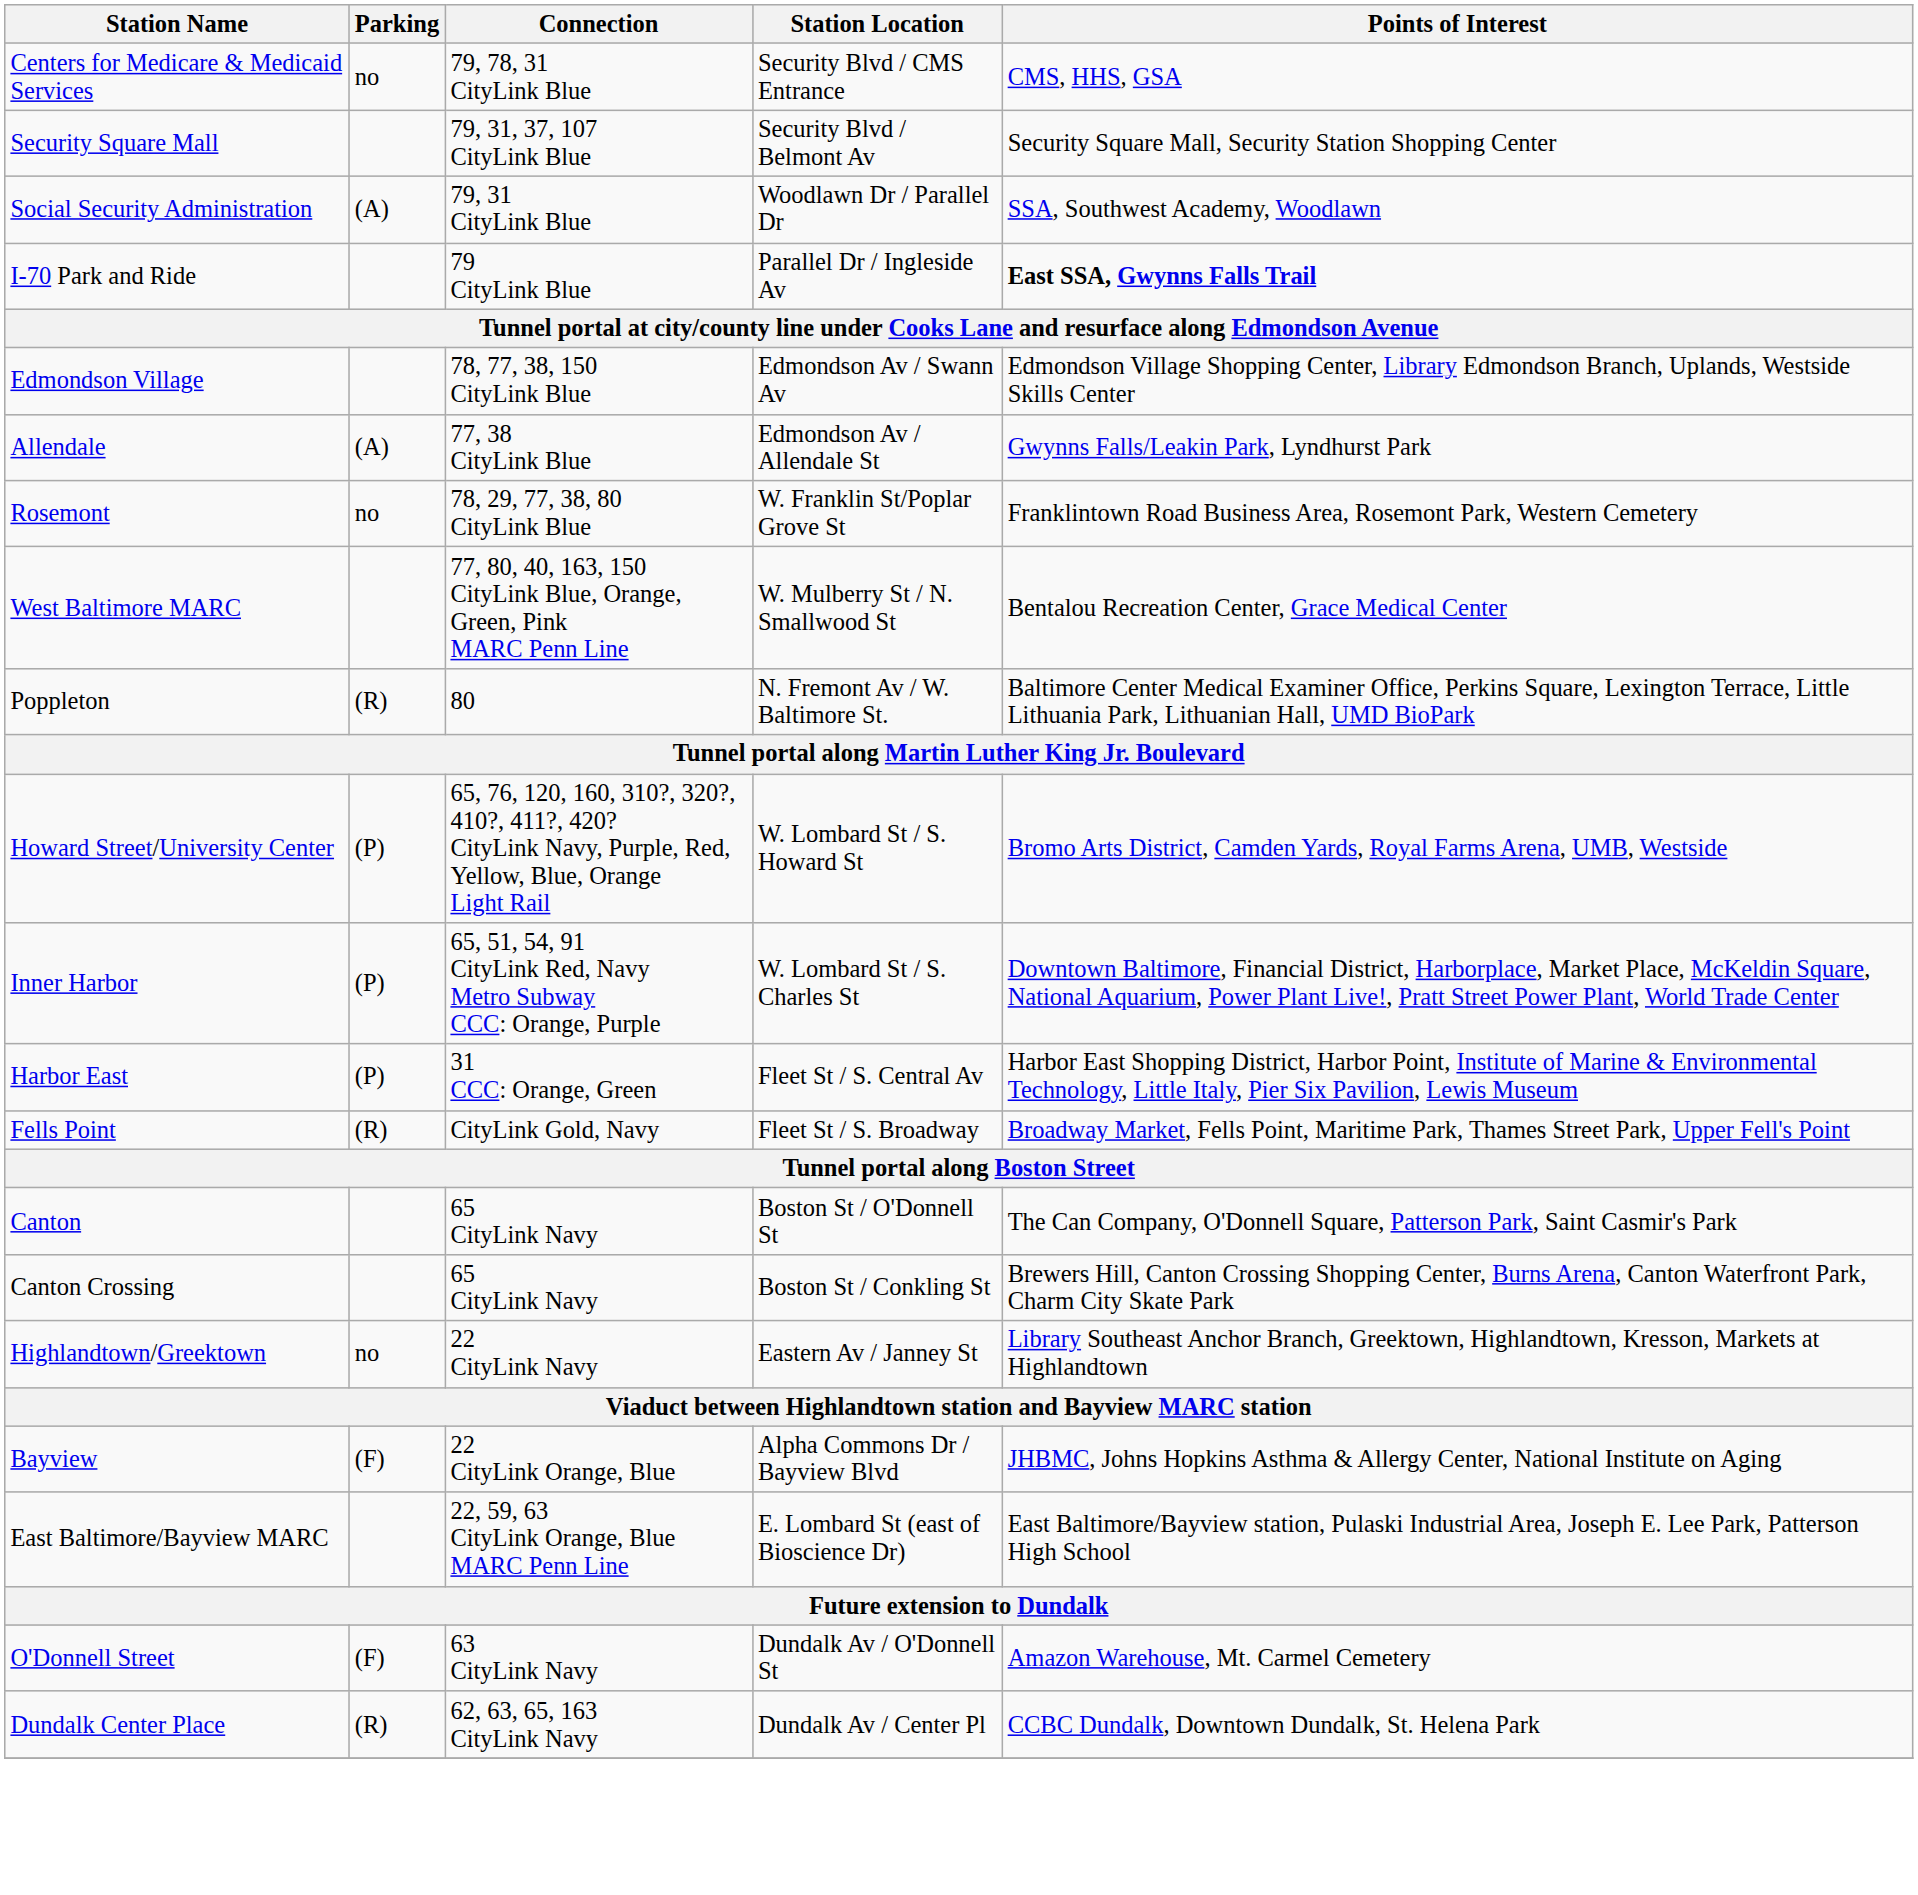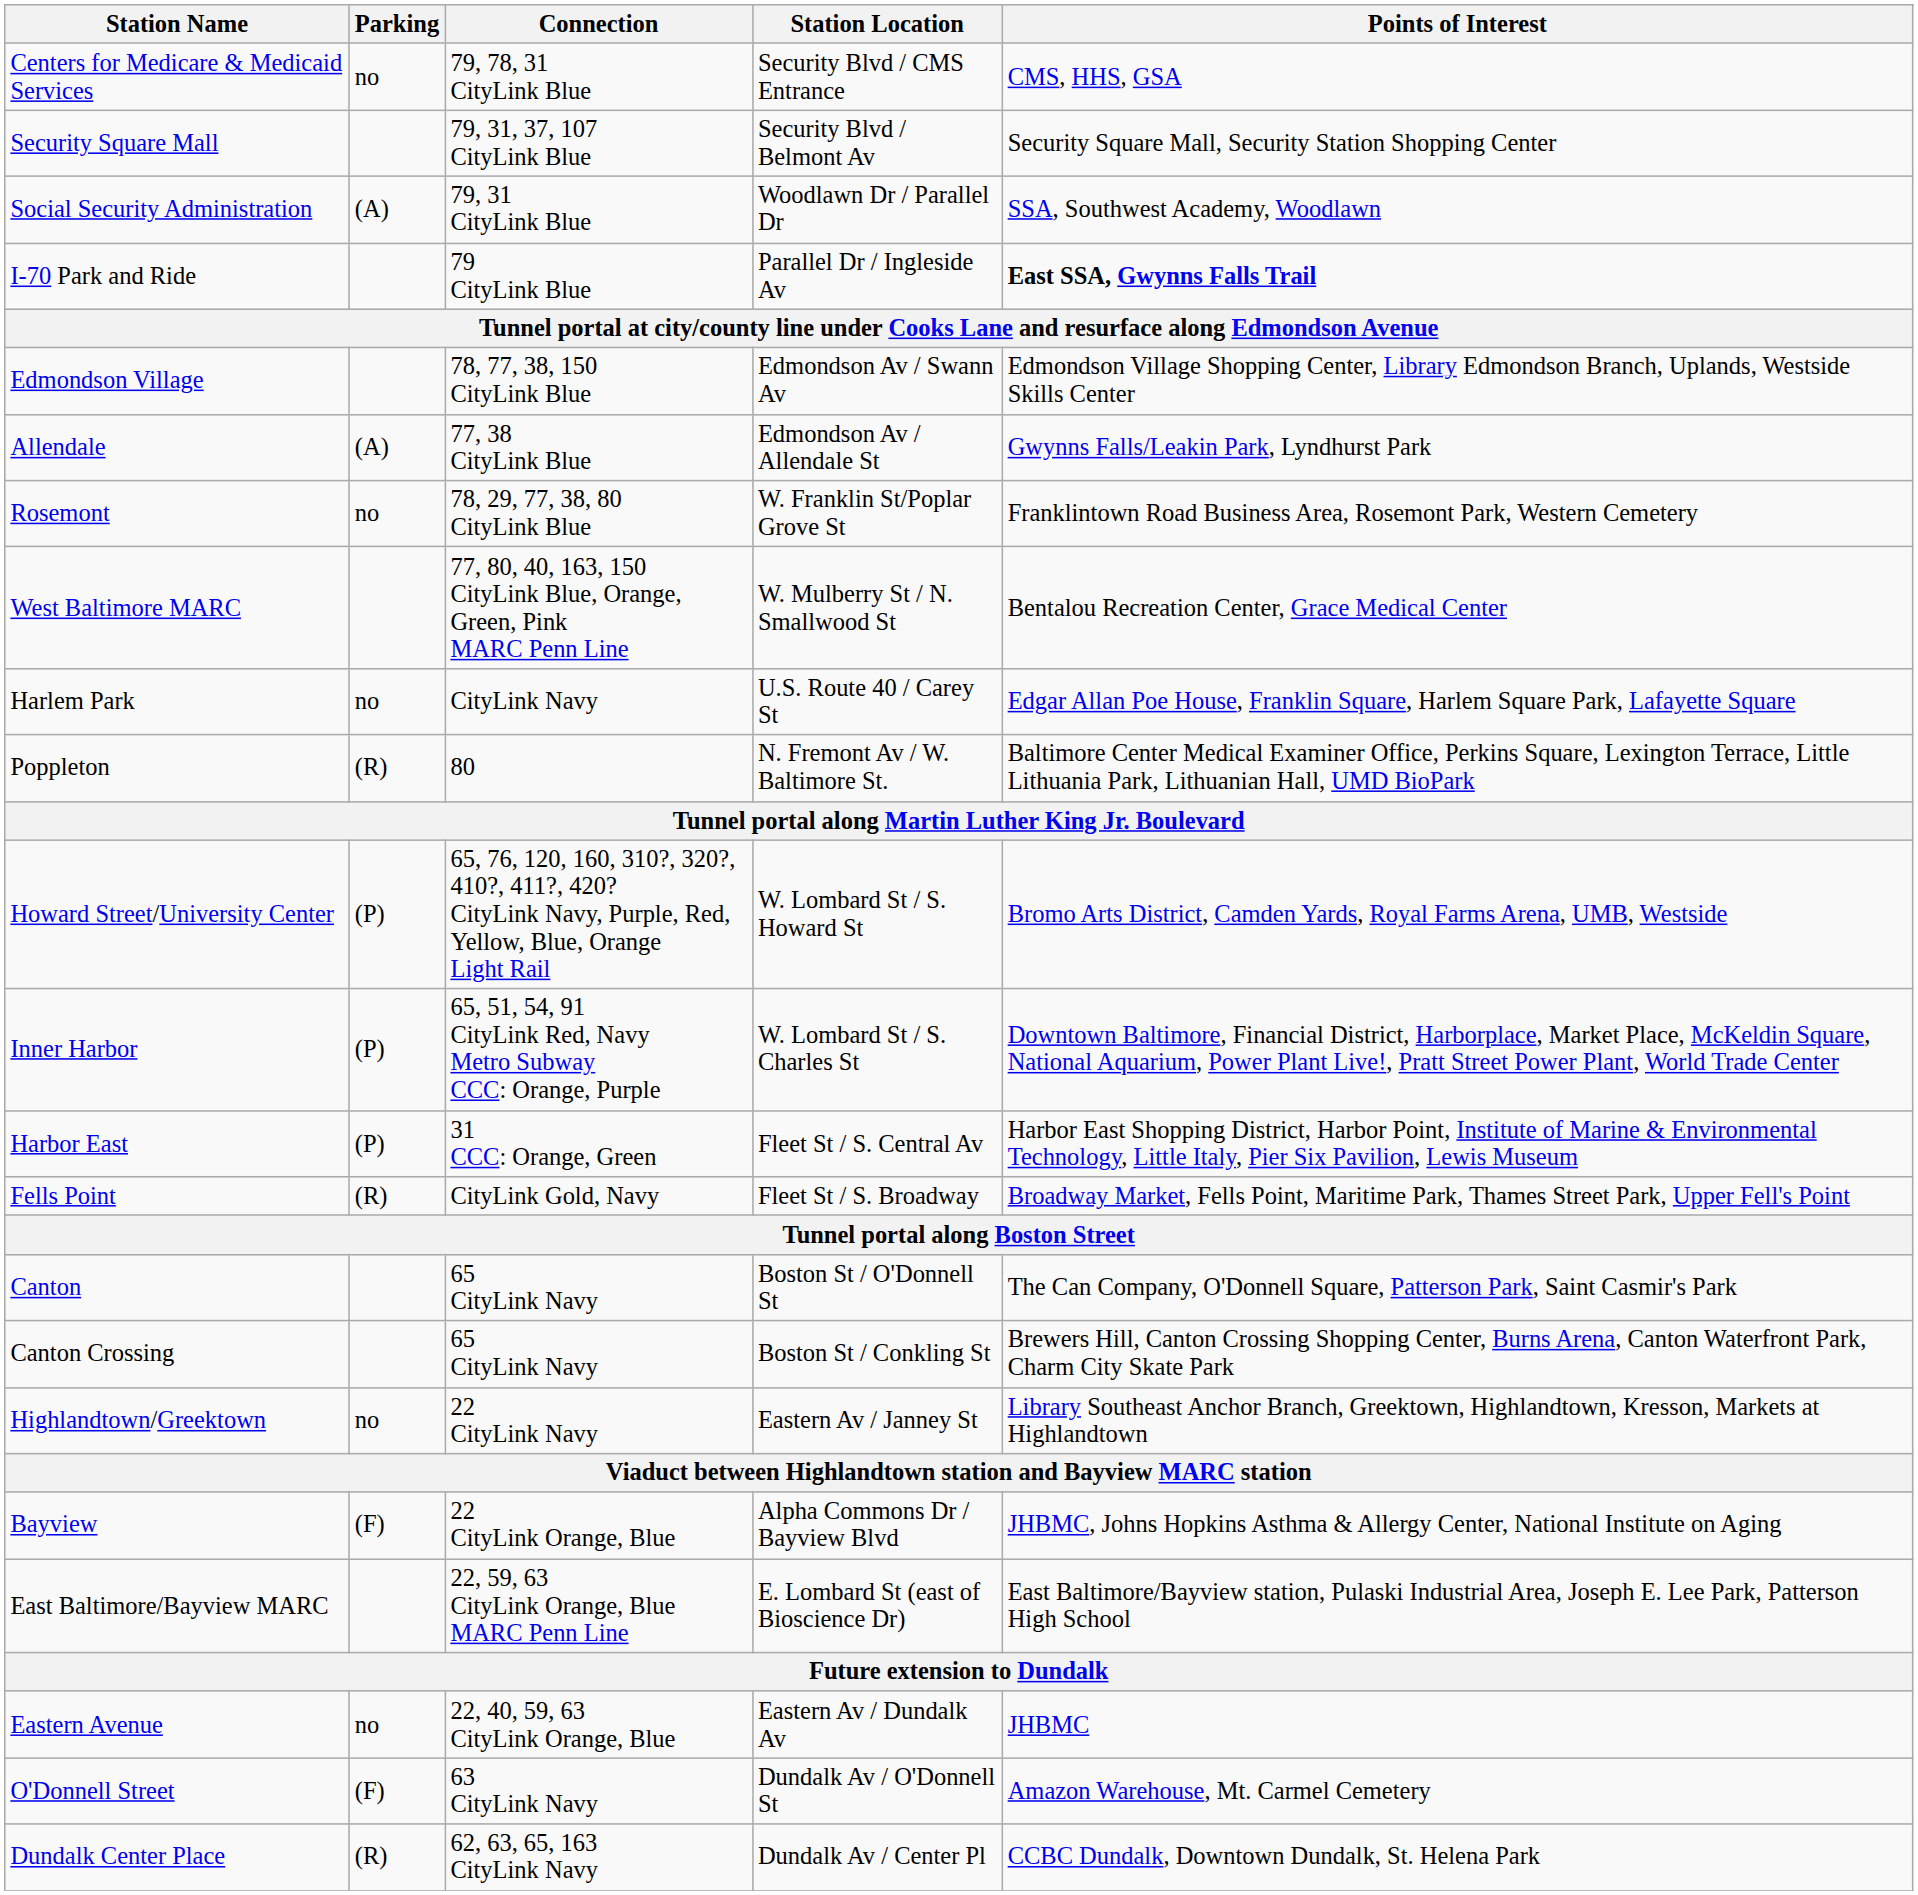+ row: (73, 701)
+ row: (87, 1724)
